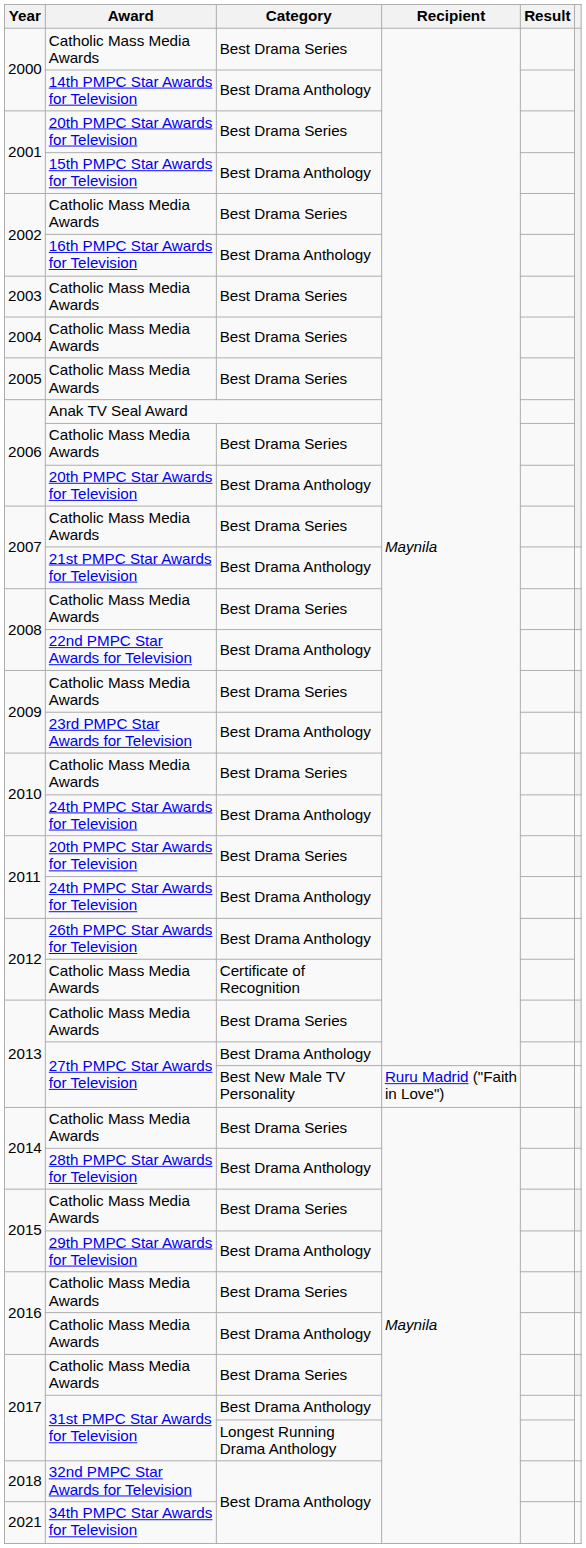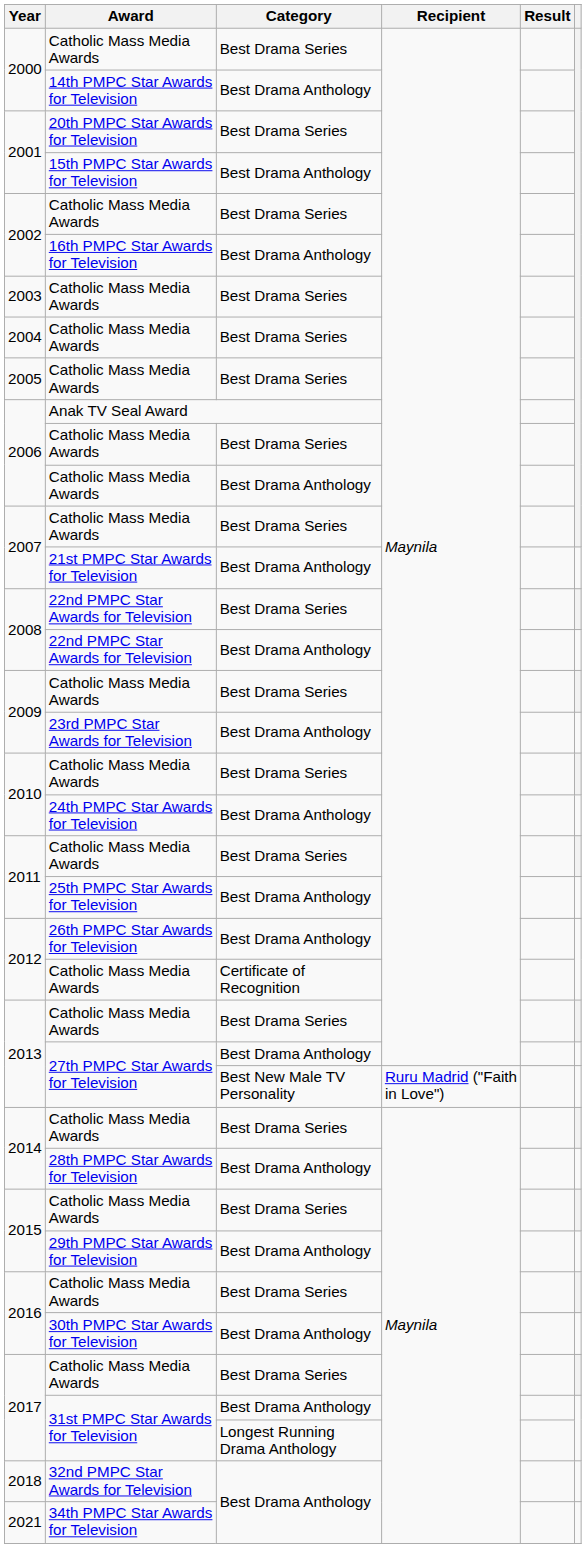(131, 485) 20th PMPC Star Awards for Television -> (119, 485) Catholic Mass Media Awards
(119, 608) Catholic Mass Media Awards -> (120, 608) 22nd PMPC Star Awards for Television
(131, 856) 20th PMPC Star Awards for Television -> (119, 856) Catholic Mass Media Awards
(131, 897) 24th PMPC Star Awards for Television -> (131, 897) 25th PMPC Star Awards for Television
(119, 1333) Catholic Mass Media Awards -> (131, 1333) 30th PMPC Star Awards for Television
